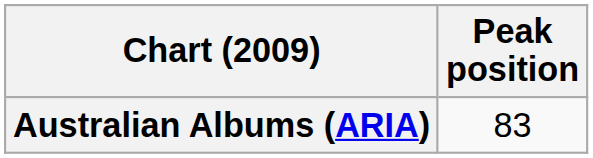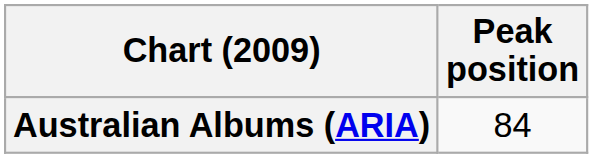(513, 124) 83 -> (513, 124) 84
